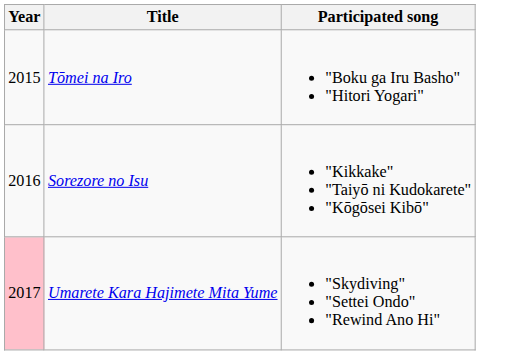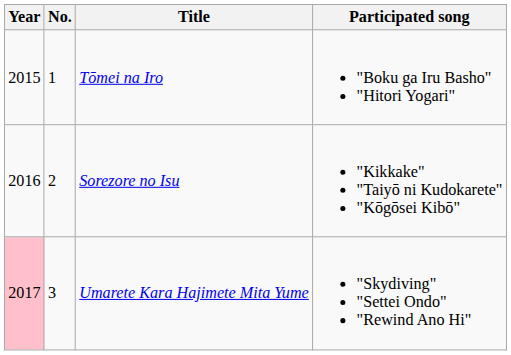+ column: (60, 17)
